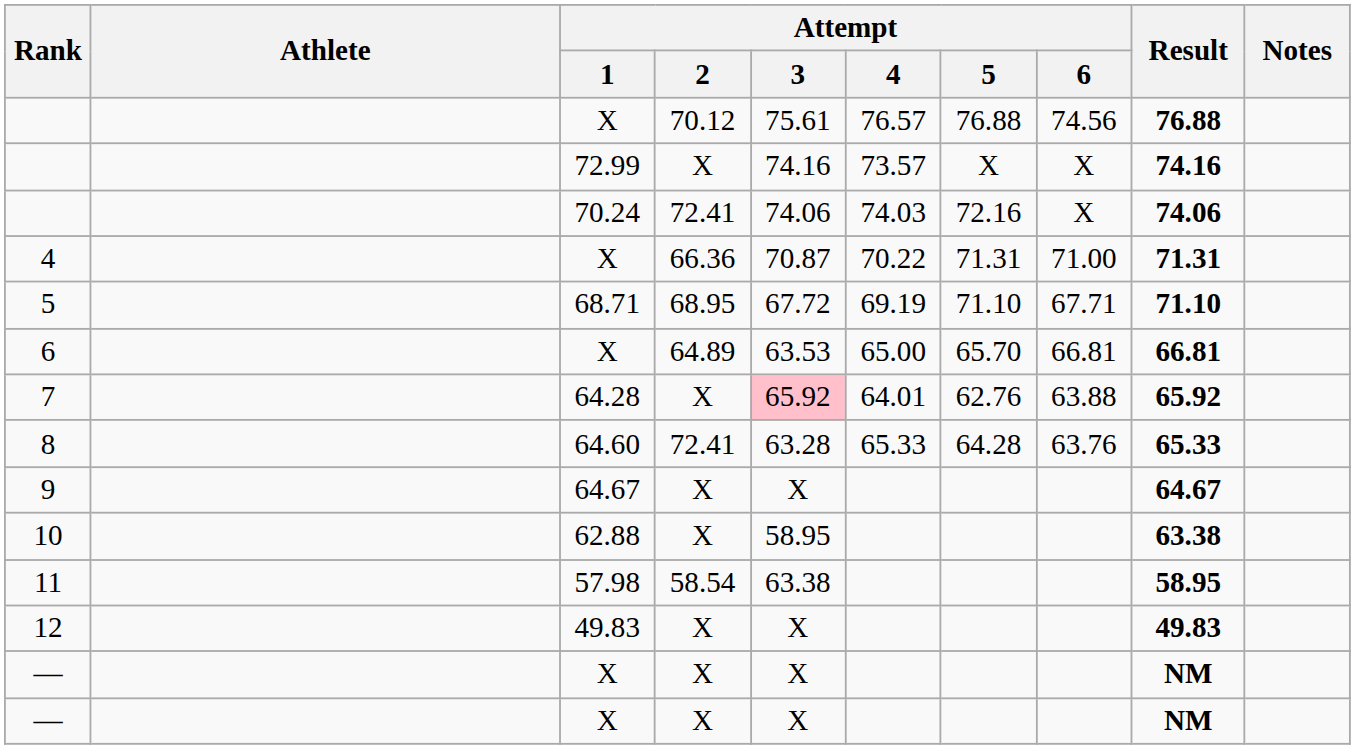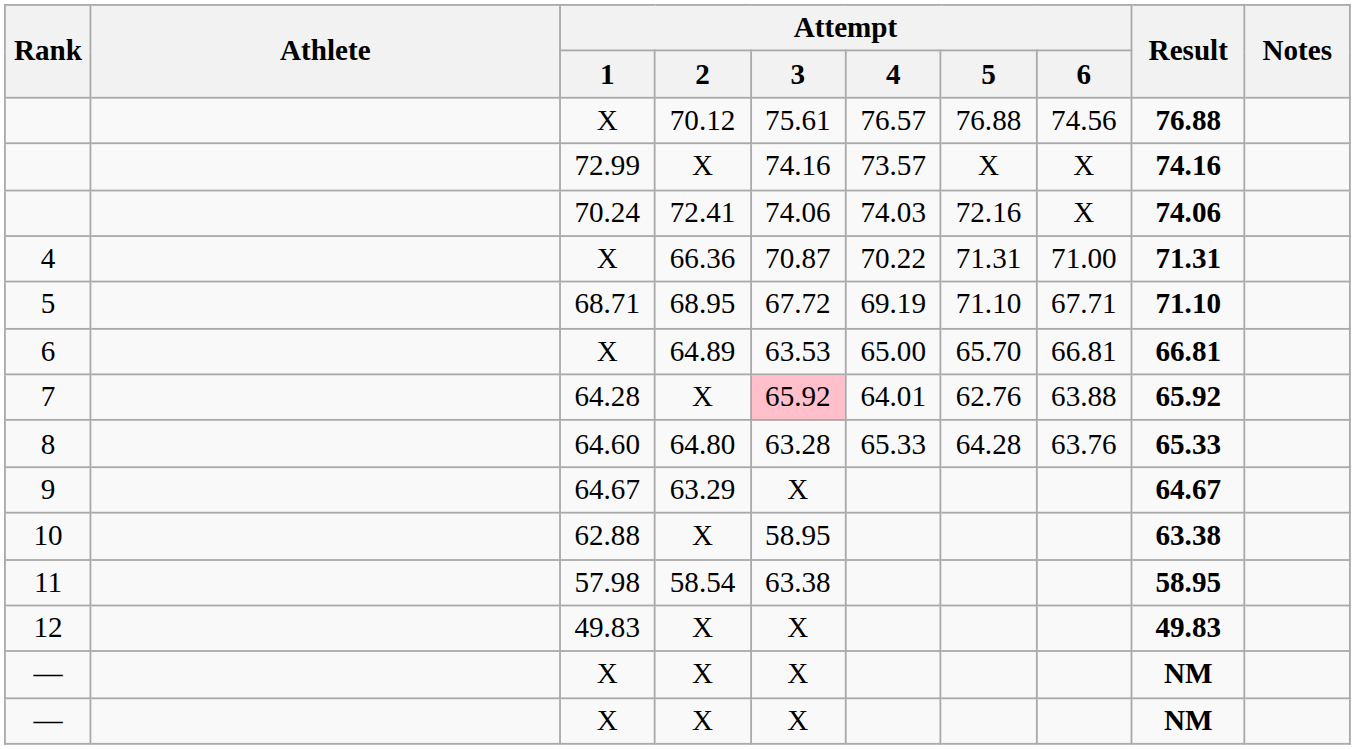(703, 443) 72.41 -> (703, 443) 64.80
(703, 489) X -> (703, 489) 63.29
